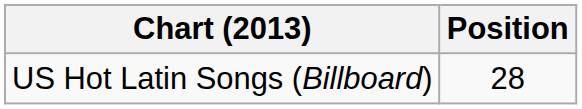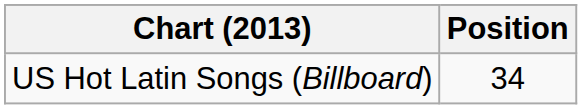(508, 77) 28 -> (508, 77) 34
